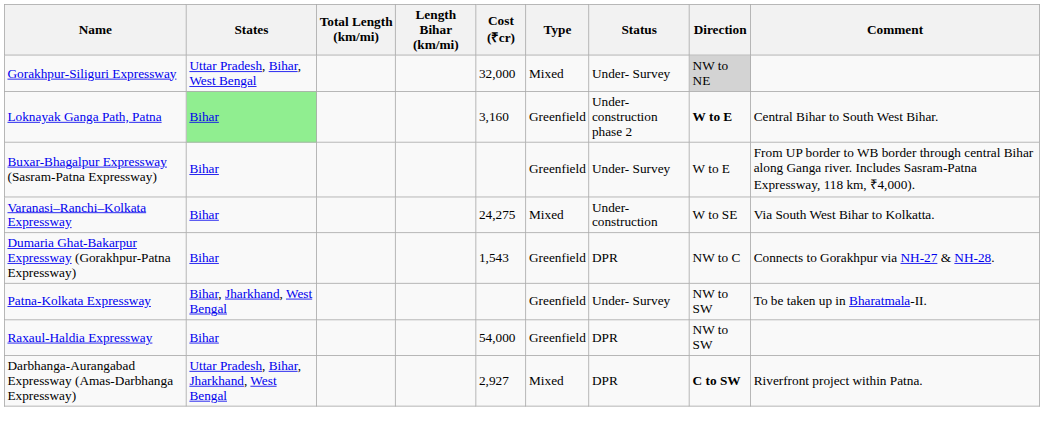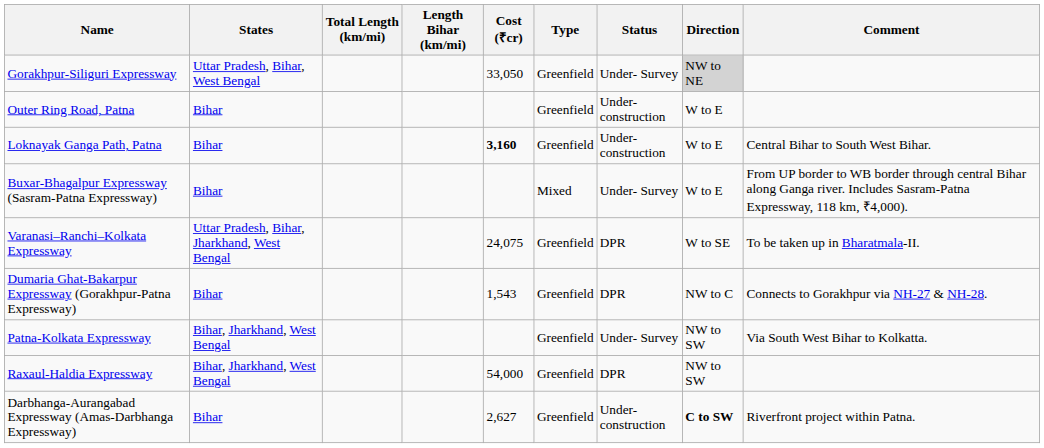(497, 73) 32,000 -> (505, 73) 33,050
(546, 73) Mixed -> (565, 73) Greenfield
+ row: (71, 109)
(204, 116) lightgreen background -> (208, 145) no background
(494, 116) normal -> (502, 145) bold
(625, 116) Under-construction phase 2 -> (633, 145) Under-construction
(712, 116) bold -> (704, 145) normal
(557, 169) Greenfield -> (554, 190) Mixed
(204, 214) Bihar -> (249, 243) Uttar Pradesh, Bihar, Jharkhand, West Bengal
(497, 214) 24,275 -> (505, 243) 24,075
(546, 214) Mixed -> (565, 243) Greenfield
(625, 214) Under-construction -> (613, 243) DPR
(844, 214) Via South West Bihar to Kolkatta. -> (833, 243) To be taken up in Bharatmala-II.
(840, 301) To be taken up in Bharatmala-II. -> (837, 337) Via South West Bihar to Kolkatta.
(204, 337) Bihar -> (254, 373) Bihar, Jharkhand, West Bengal
(245, 381) Uttar Pradesh, Bihar, Jharkhand, West Bengal -> (208, 417) Bihar
(494, 381) 2,927 -> (502, 417) 2,627
(546, 381) Mixed -> (565, 417) Greenfield
(605, 381) DPR -> (633, 417) Under-construction
